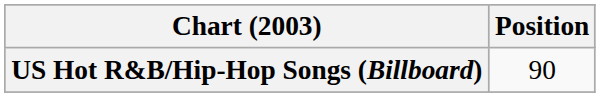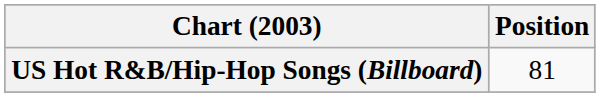(542, 69) 90 -> (542, 69) 81
